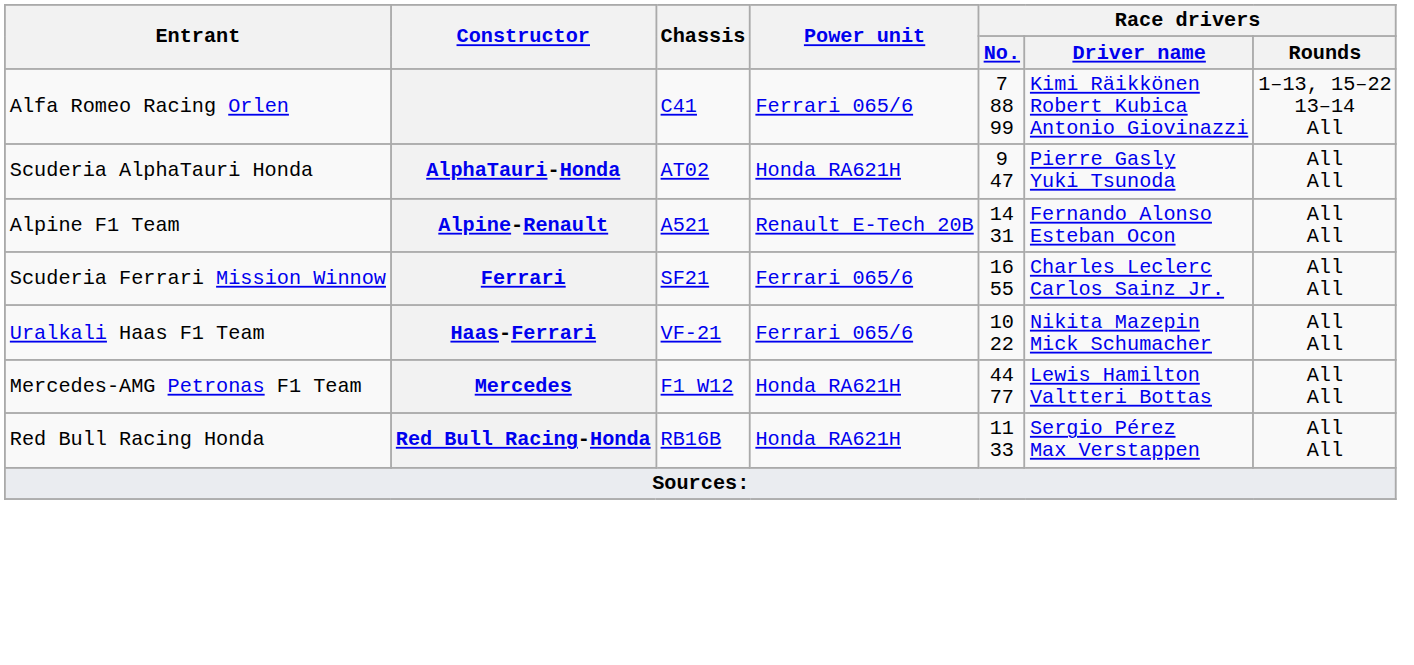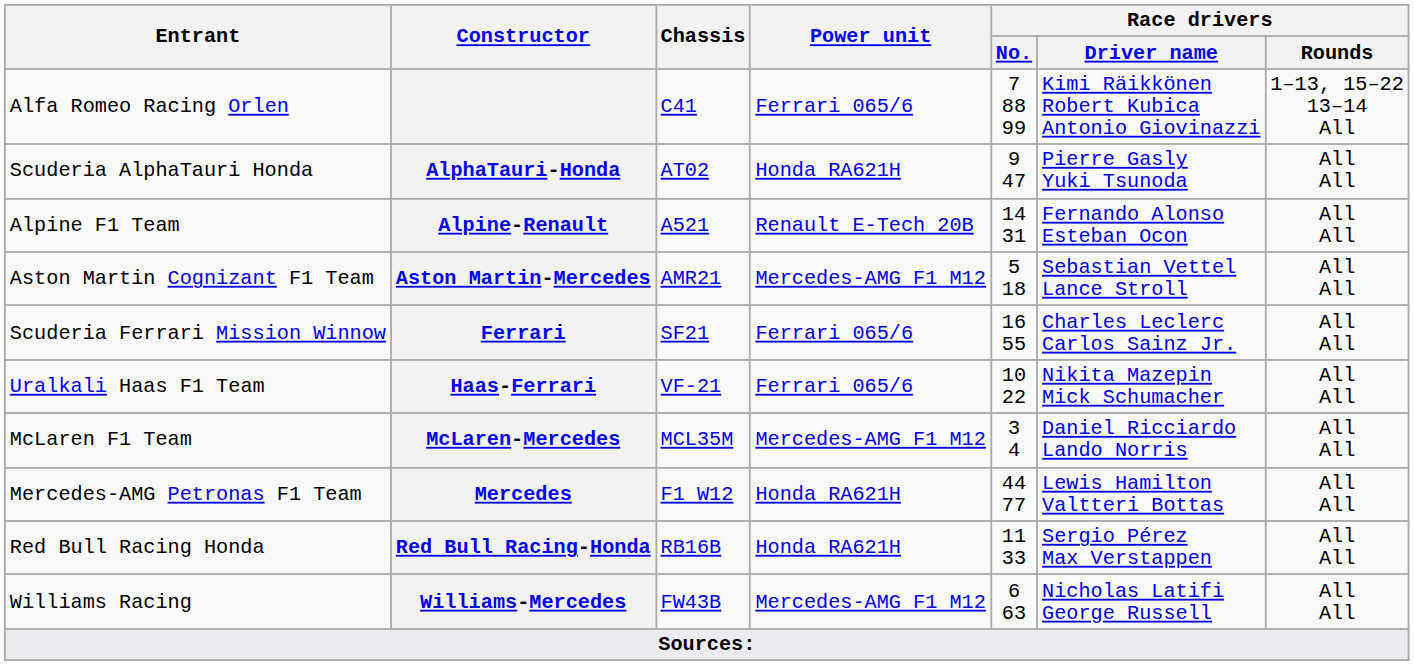+ row: (192, 279)
+ row: (101, 440)
+ row: (101, 602)
